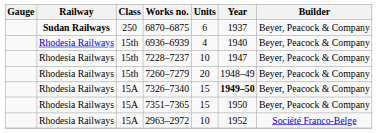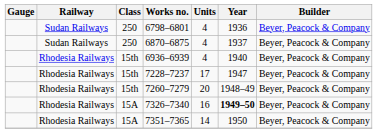+ row: (167, 27)
(76, 27) bold -> (76, 43) normal
(205, 27) 6 -> (205, 43) 4
(205, 58) 10 -> (205, 74) 17
(205, 89) 15 -> (205, 105) 16
(205, 105) 15 -> (205, 120) 14
- row: (167, 120)
